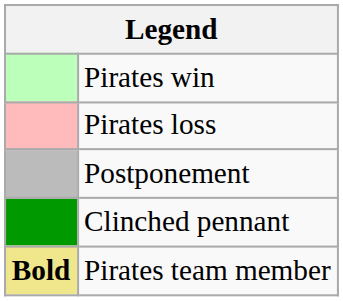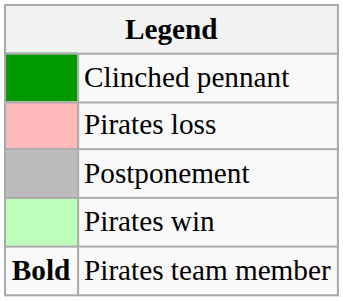rows swapped: (149, 77) <-> (187, 221)
(41, 270) khaki background -> (41, 270) no background
